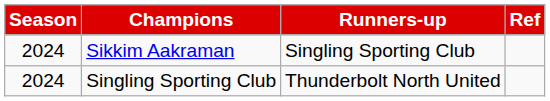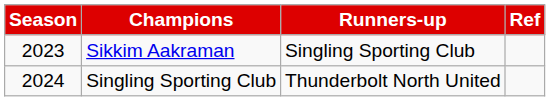(43, 50) 2024 -> (43, 50) 2023
